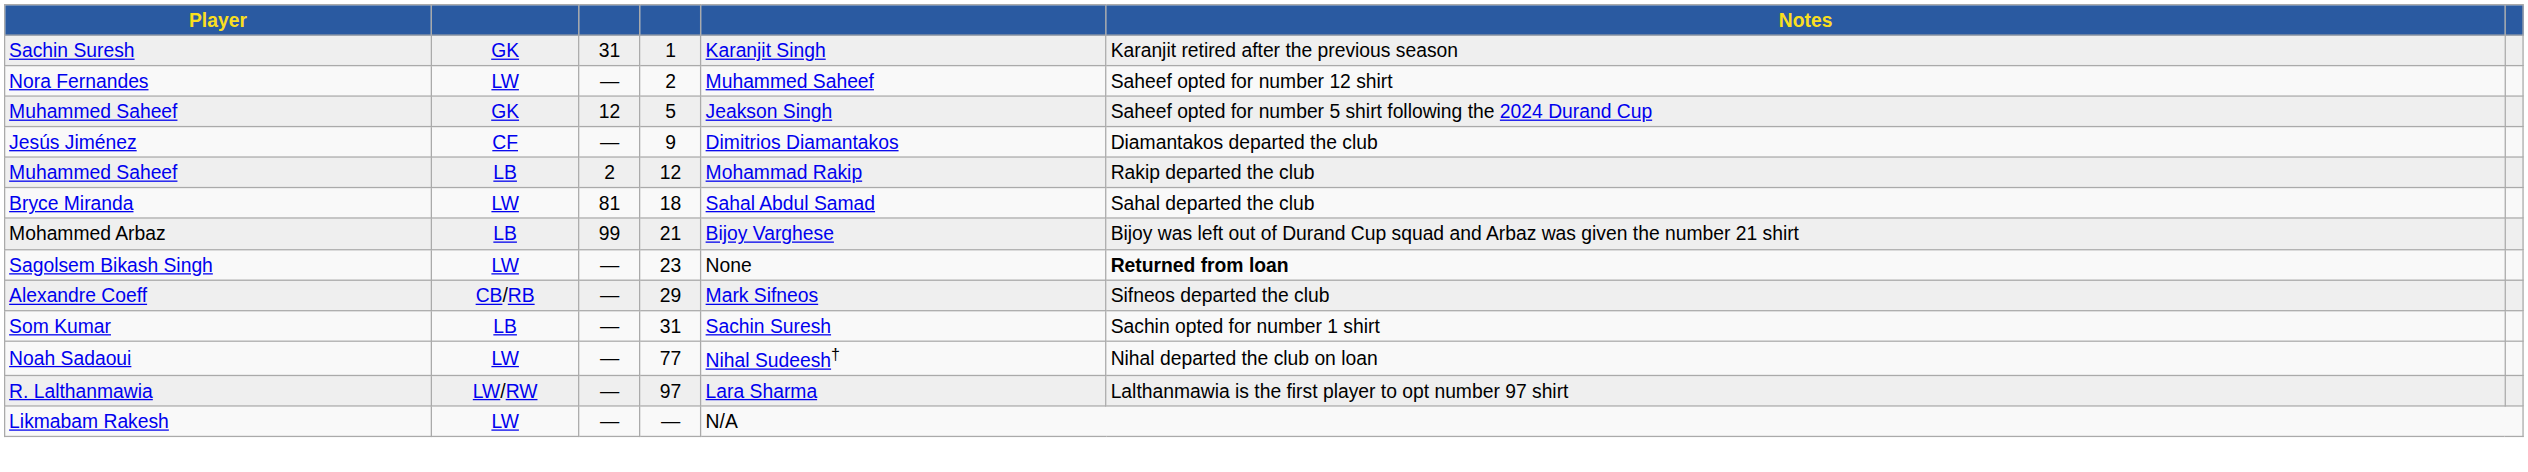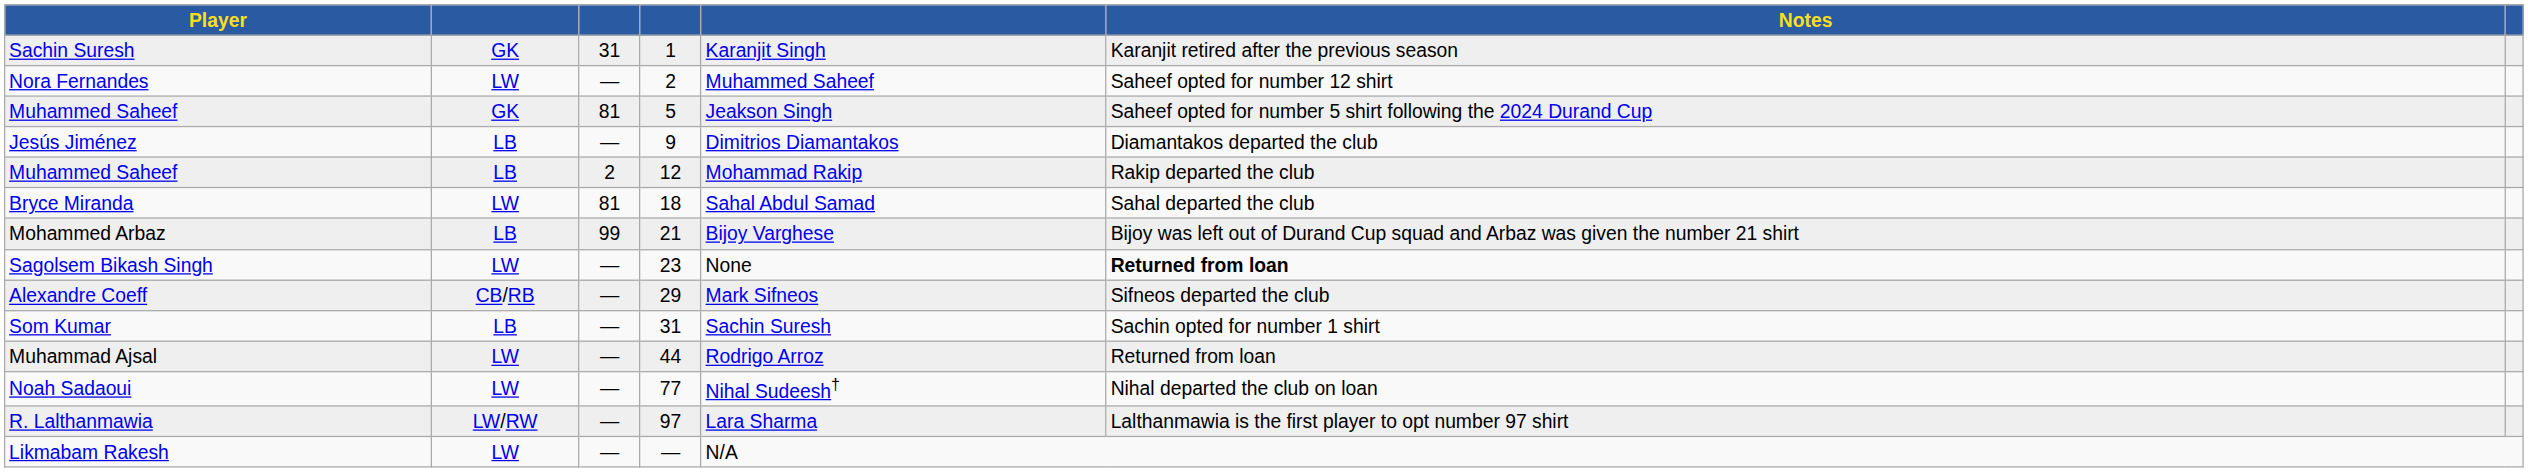(610, 112) 12 -> (610, 112) 81
(505, 142) CF -> (505, 142) LB
+ row: (83, 356)
